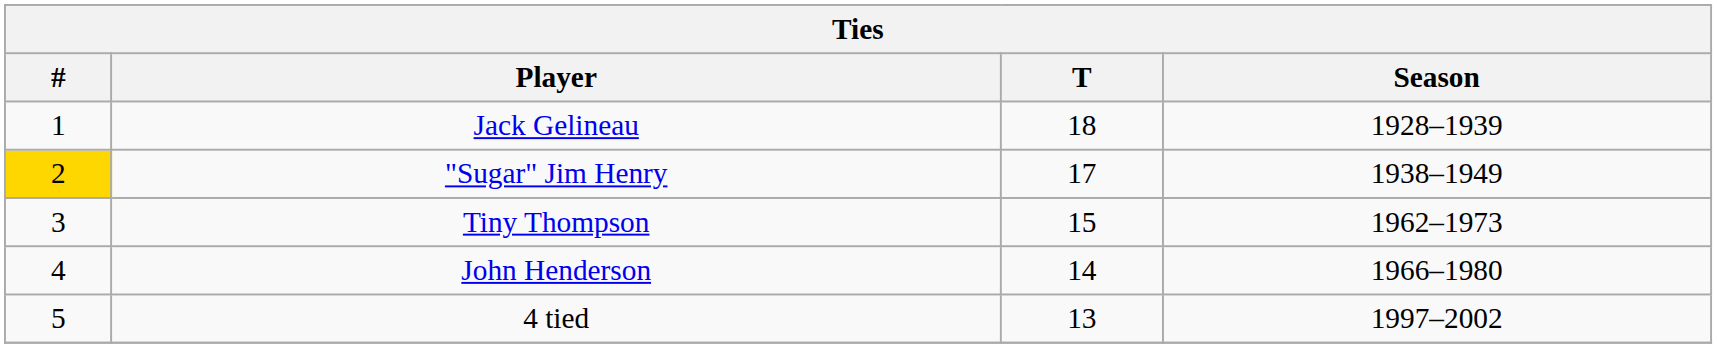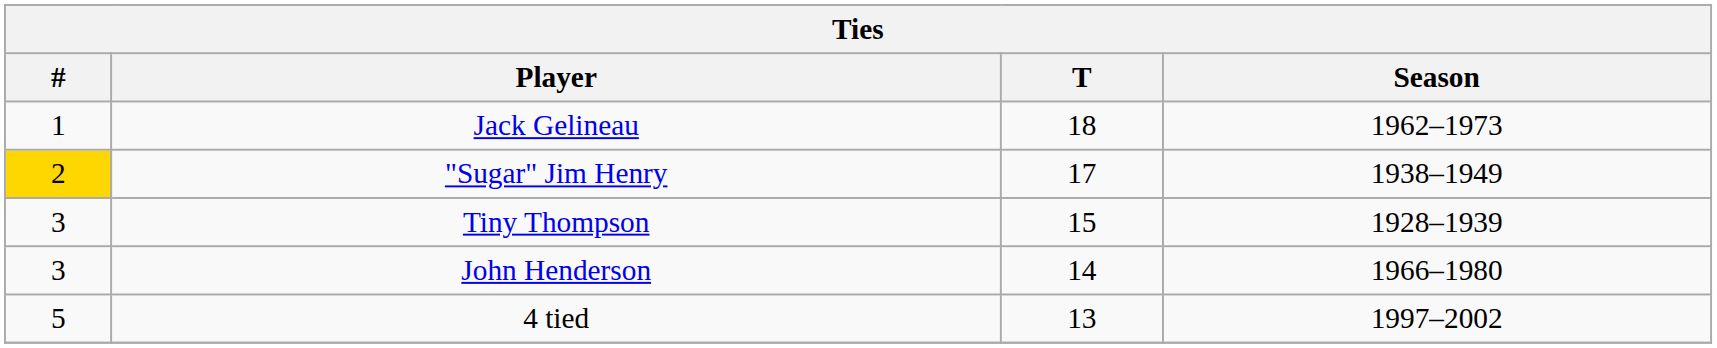(1437, 125) 1928–1939 -> (1437, 125) 1962–1973
(1437, 222) 1962–1973 -> (1437, 222) 1928–1939
(58, 270) 4 -> (58, 270) 3
